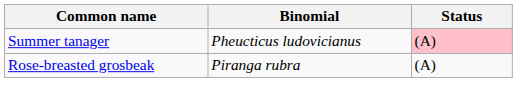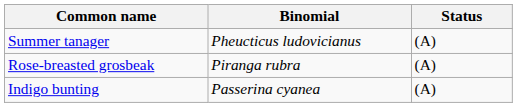(425, 41) pink background -> (425, 41) no background
+ row: (53, 89)
